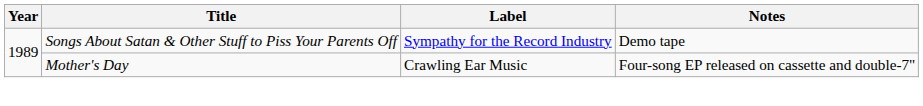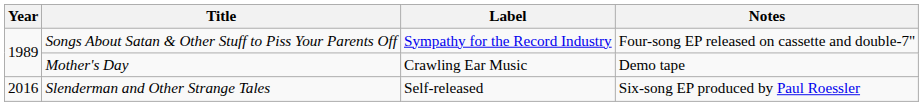(652, 40) Demo tape -> (767, 40) Four-song EP released on cassette and double-7"
(767, 64) Four-song EP released on cassette and double-7" -> (652, 64) Demo tape
+ row: (158, 88)
